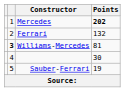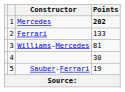(99, 34) 132 -> (99, 34) 133
(12, 46) bold -> (12, 46) normal
